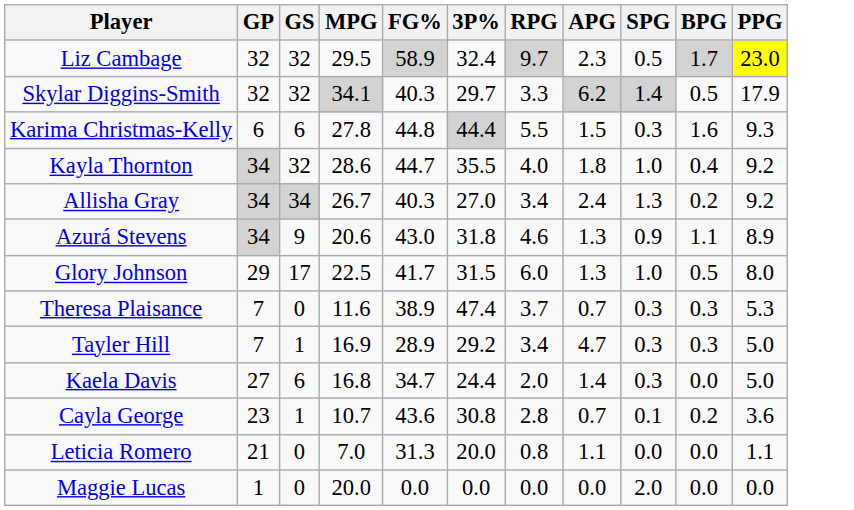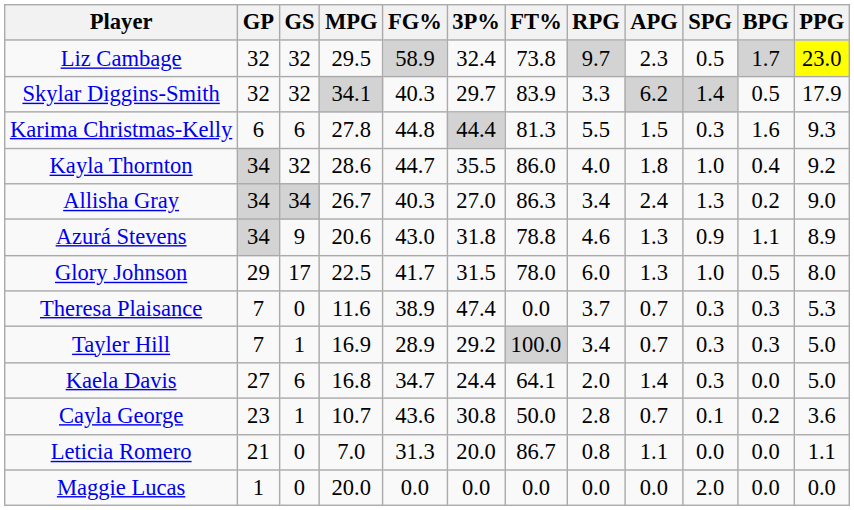+ column: (536, 22)
(760, 201) 9.2 -> (822, 201) 9.0
(592, 344) 4.7 -> (654, 344) 0.7
